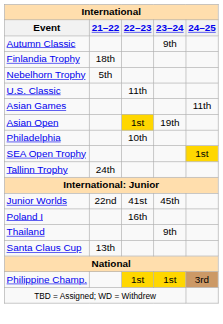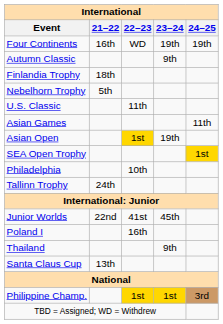+ row: (42, 43)
rows swapped: (34, 138) <-> (46, 153)
